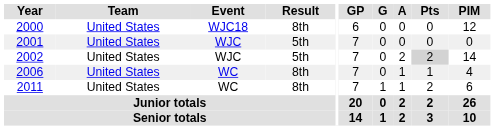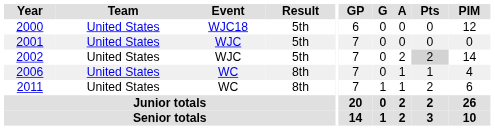(301, 26) 8th -> (301, 26) 5th
